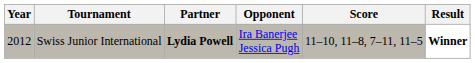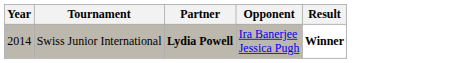- column: (364, 14)
(19, 41) 2012 -> (19, 41) 2014
